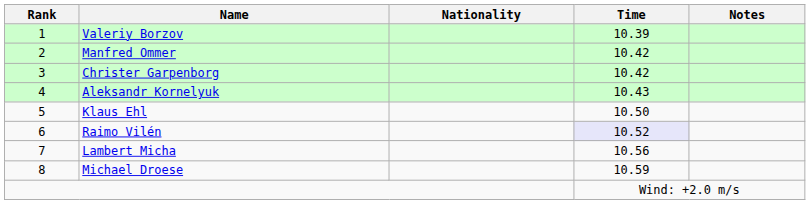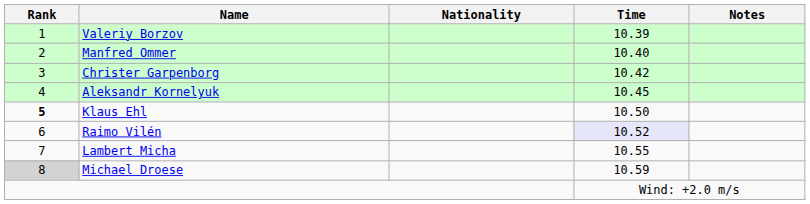(631, 53) 10.42 -> (631, 53) 10.40
(631, 92) 10.43 -> (631, 92) 10.45
(42, 112) normal -> (42, 112) bold
(631, 151) 10.56 -> (631, 151) 10.55
(42, 170) no background -> (42, 170) lightgrey background
